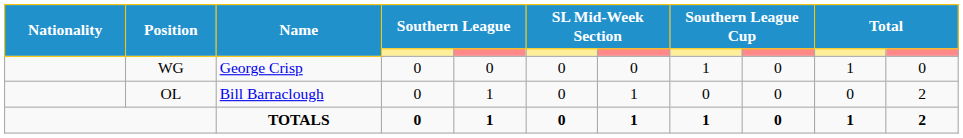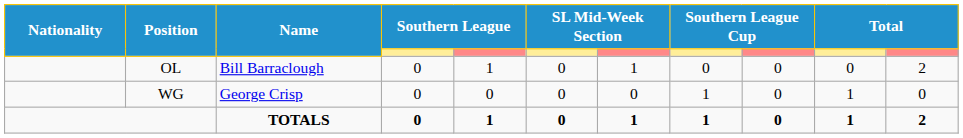rows swapped: (171, 94) <-> (171, 69)
